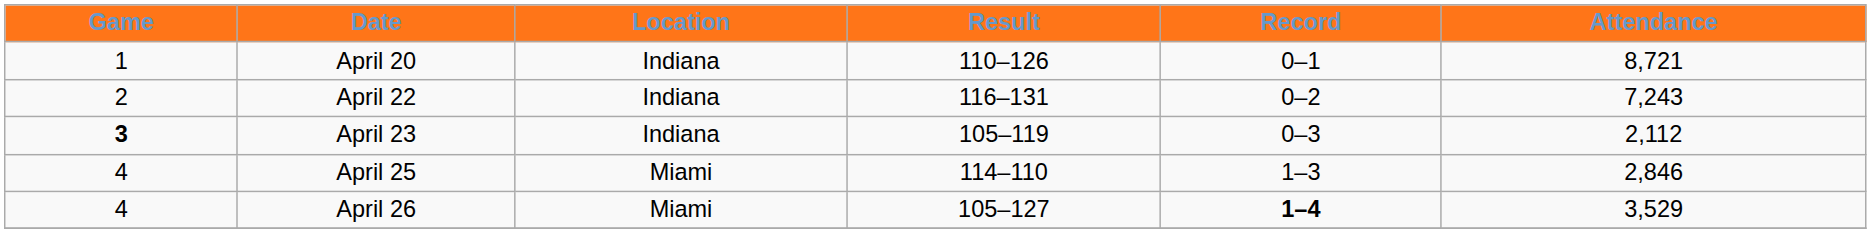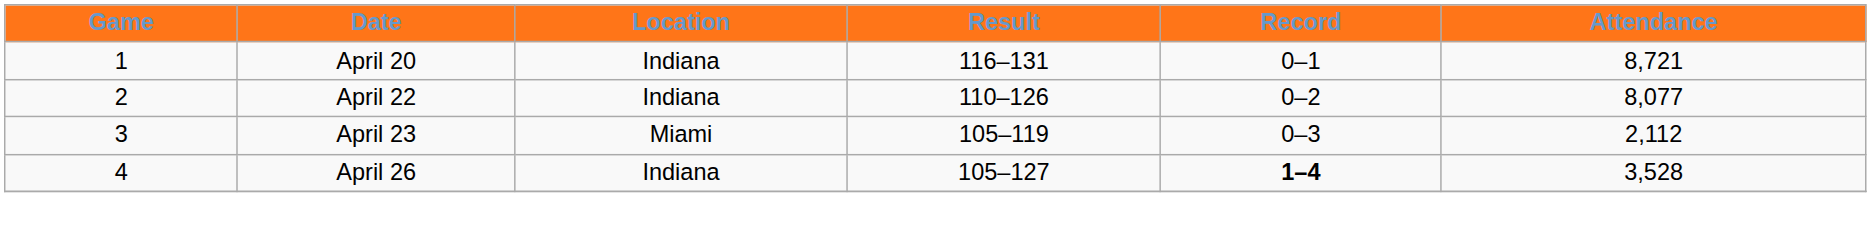(1004, 60) 110–126 -> (1004, 60) 116–131
(1004, 97) 116–131 -> (1004, 97) 110–126
(1654, 97) 7,243 -> (1654, 97) 8,077
(121, 135) bold -> (121, 135) normal
(681, 135) Indiana -> (681, 135) Miami
- row: (376, 172)
(681, 209) Miami -> (681, 172) Indiana
(1654, 209) 3,529 -> (1654, 172) 3,528
